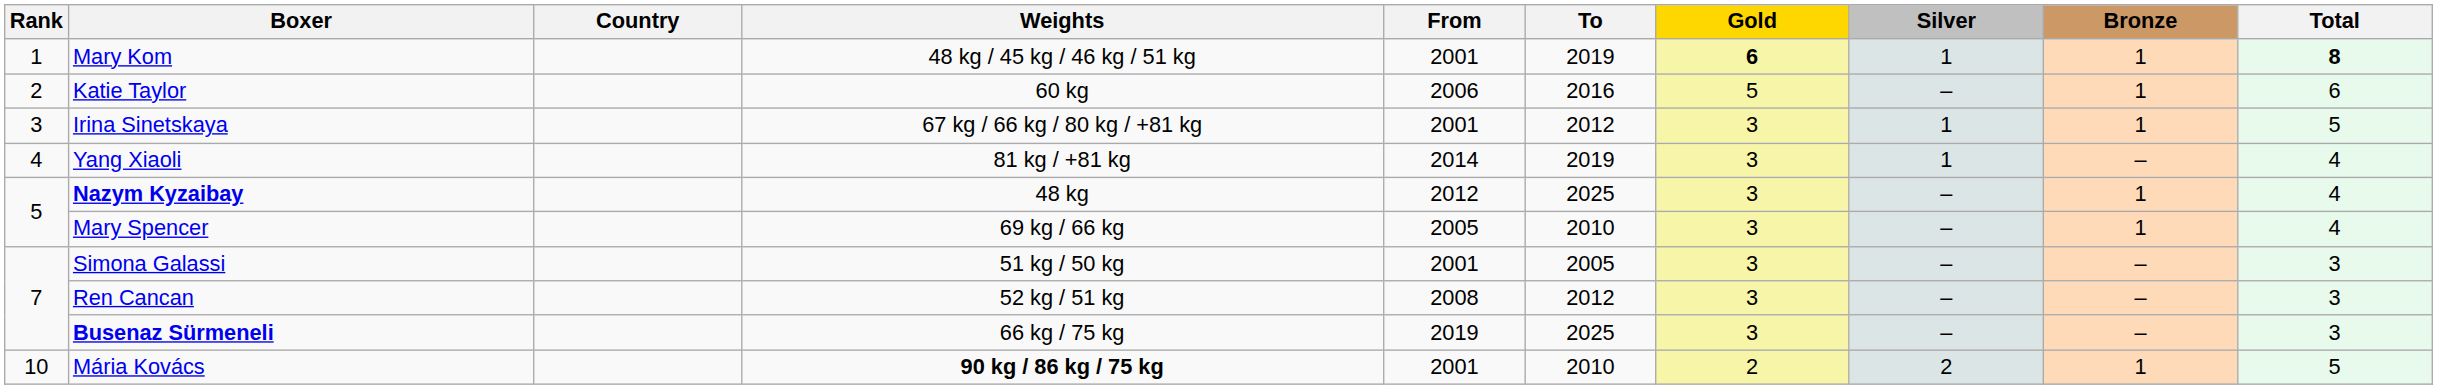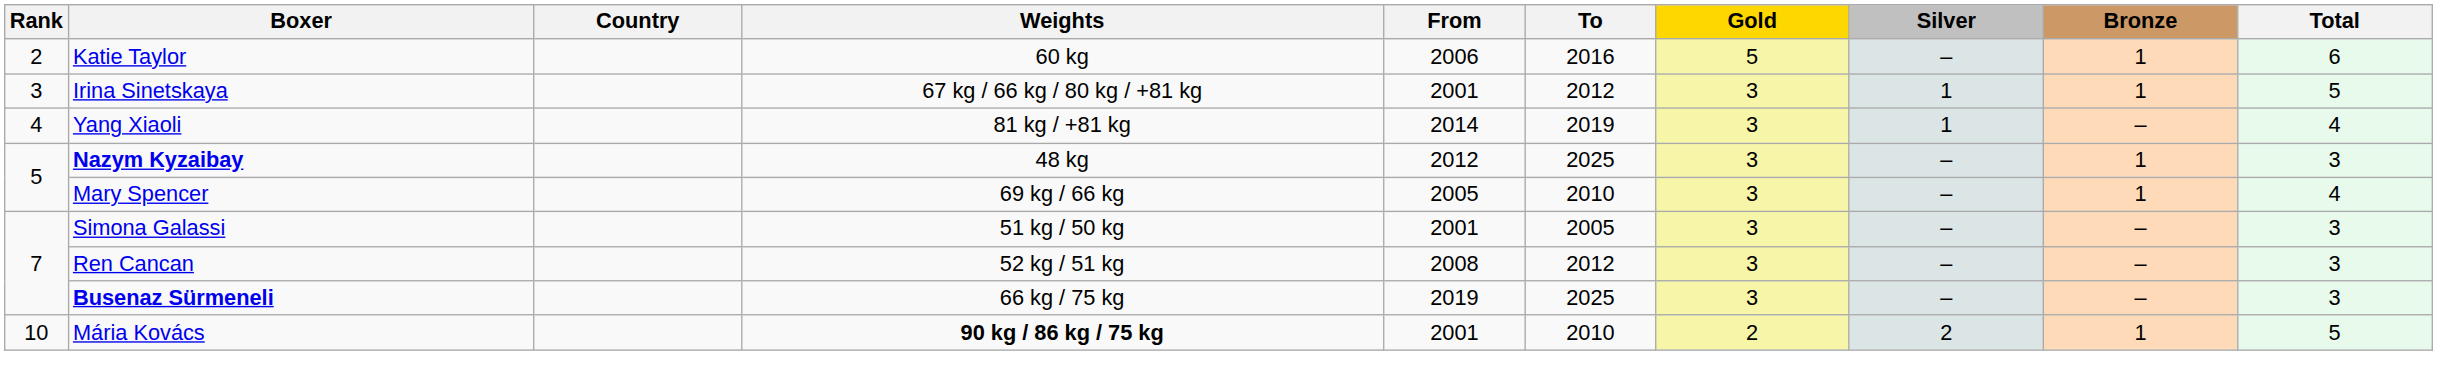- row: (123, 56)
(2335, 194) 4 -> (2335, 159) 3
